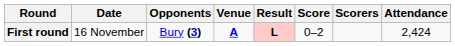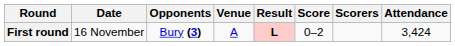(234, 32) bold -> (234, 32) normal
(416, 32) 2,424 -> (416, 32) 3,424
